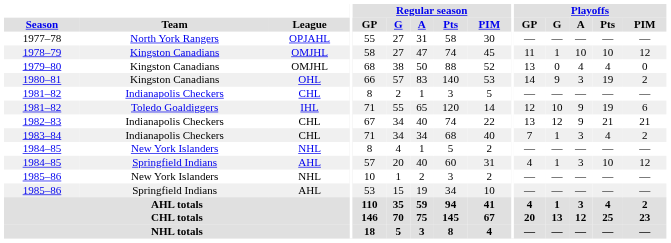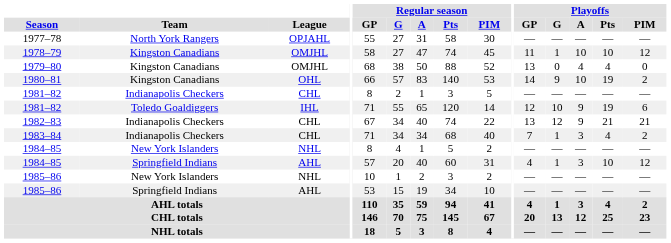(581, 80) 3 -> (581, 80) 10
